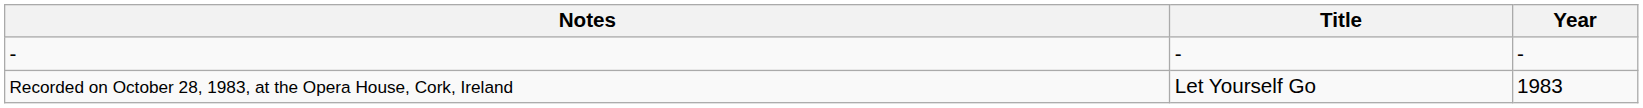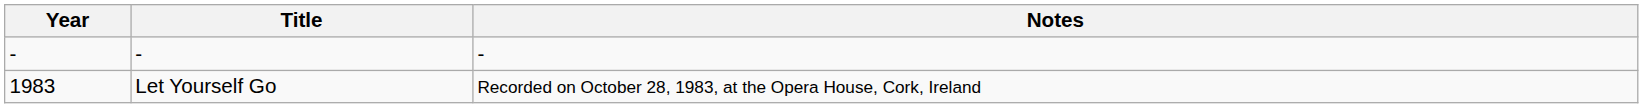columns swapped: (1575, 20) <-> (587, 20)
